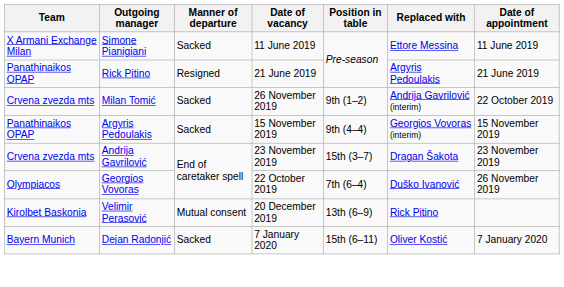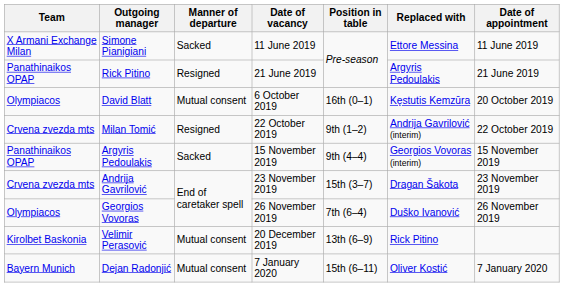+ row: (127, 101)
(194, 101) Sacked -> (198, 129) Resigned
(285, 101) 26 November 2019 -> (279, 129) 22 October 2019
(279, 184) 22 October 2019 -> (285, 212) 26 November 2019
(194, 240) Sacked -> (211, 268) Mutual consent
